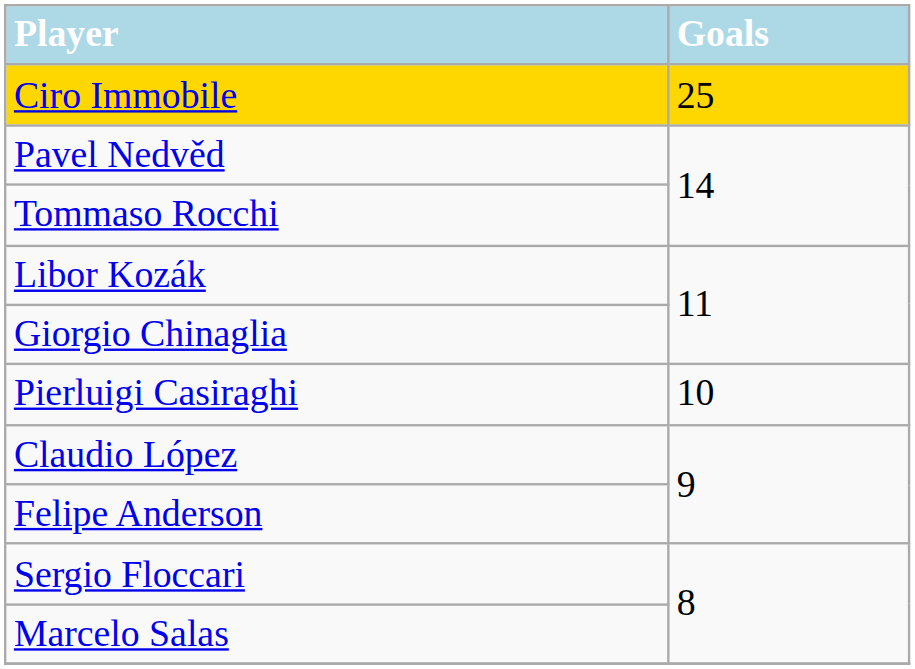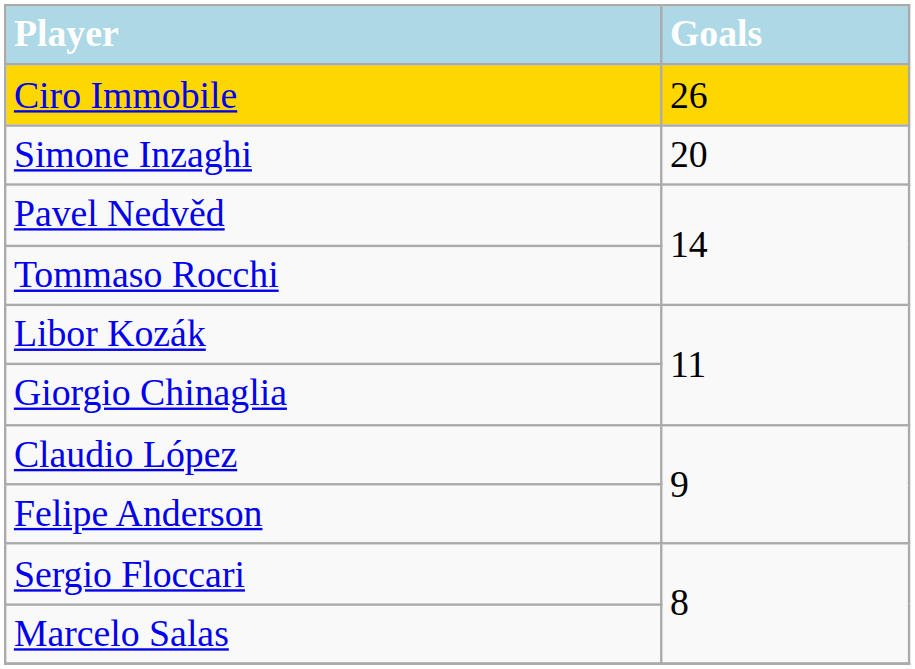(696, 94) 25 -> (689, 94) 26
+ row: (133, 154)
- row: (156, 393)
